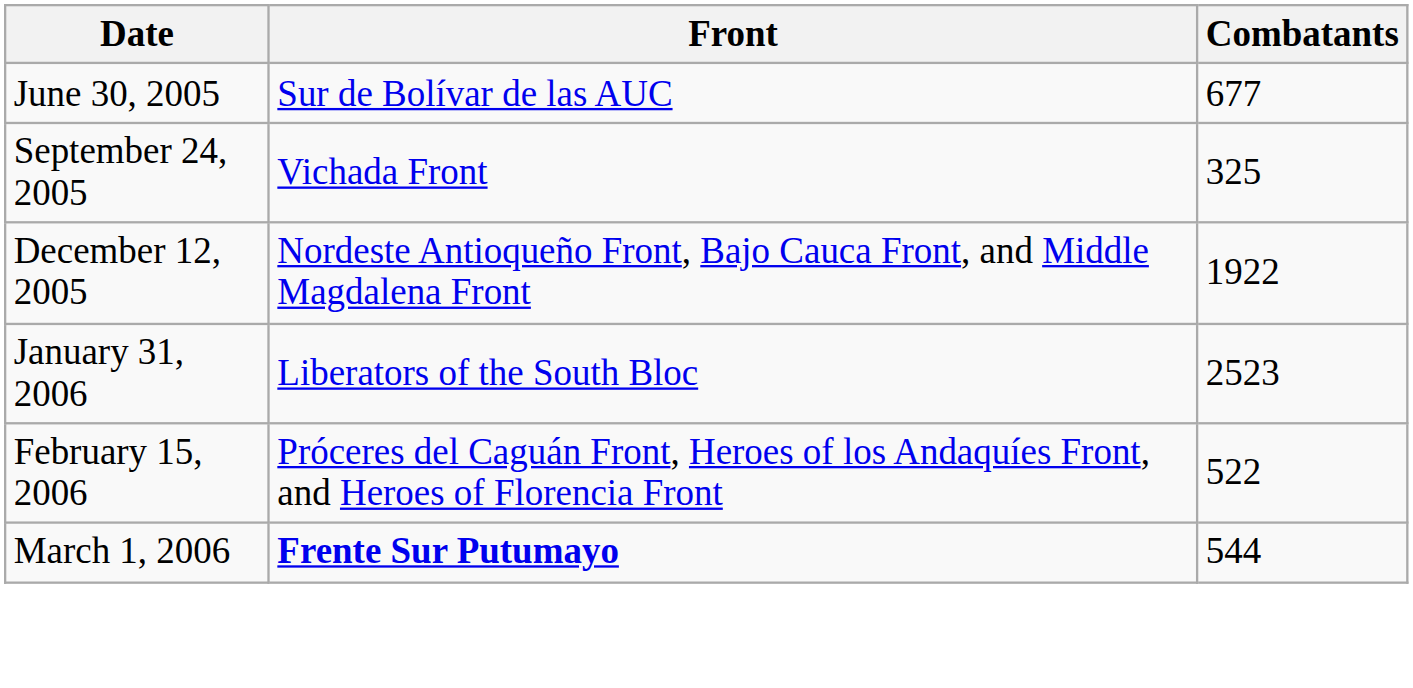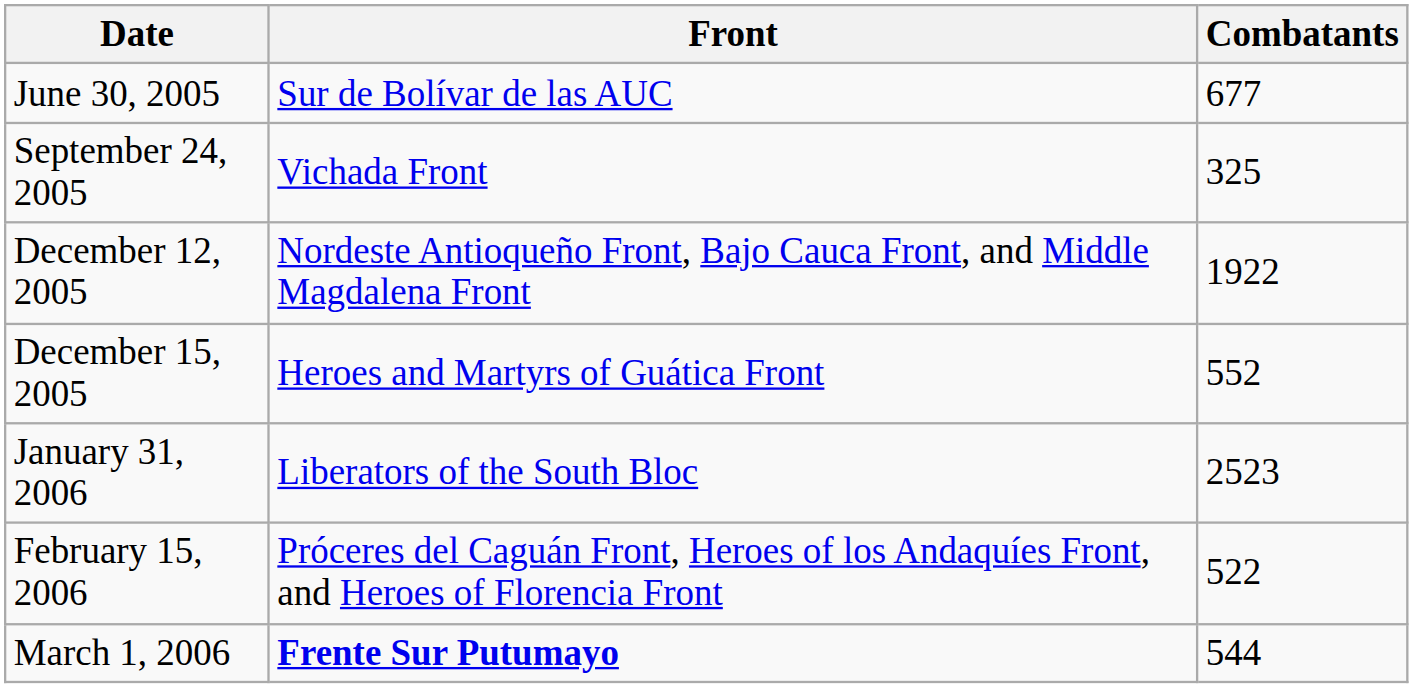+ row: (117, 372)
